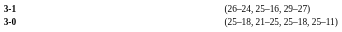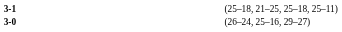(267, 8) (26–24, 25–16, 29–27) -> (281, 8) (25–18, 21–25, 25–18, 25–11)
(281, 21) (25–18, 21–25, 25–18, 25–11) -> (267, 21) (26–24, 25–16, 29–27)
